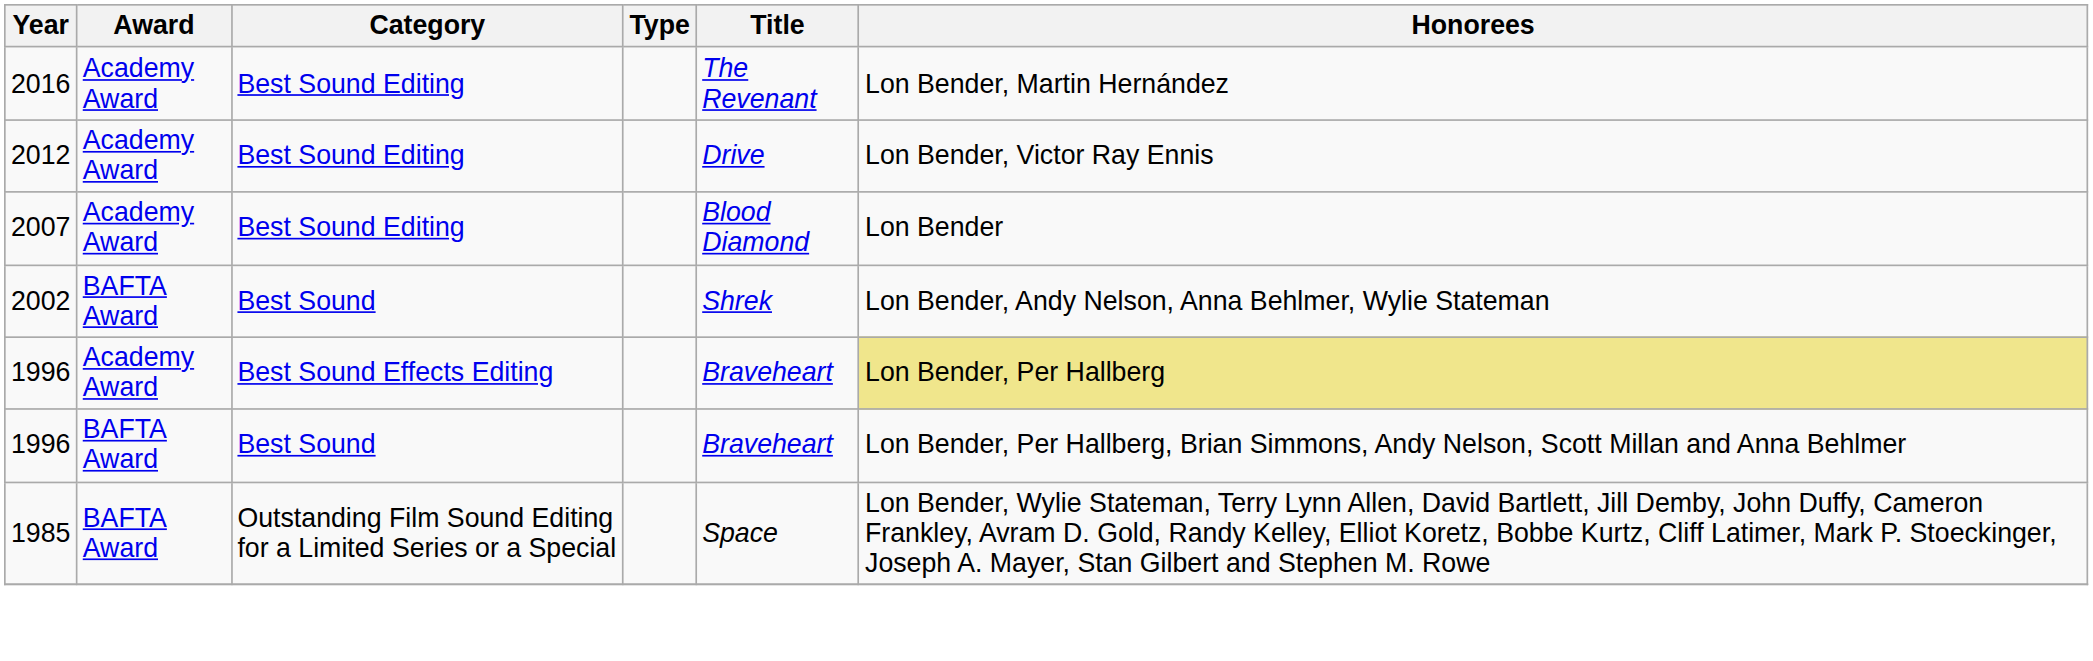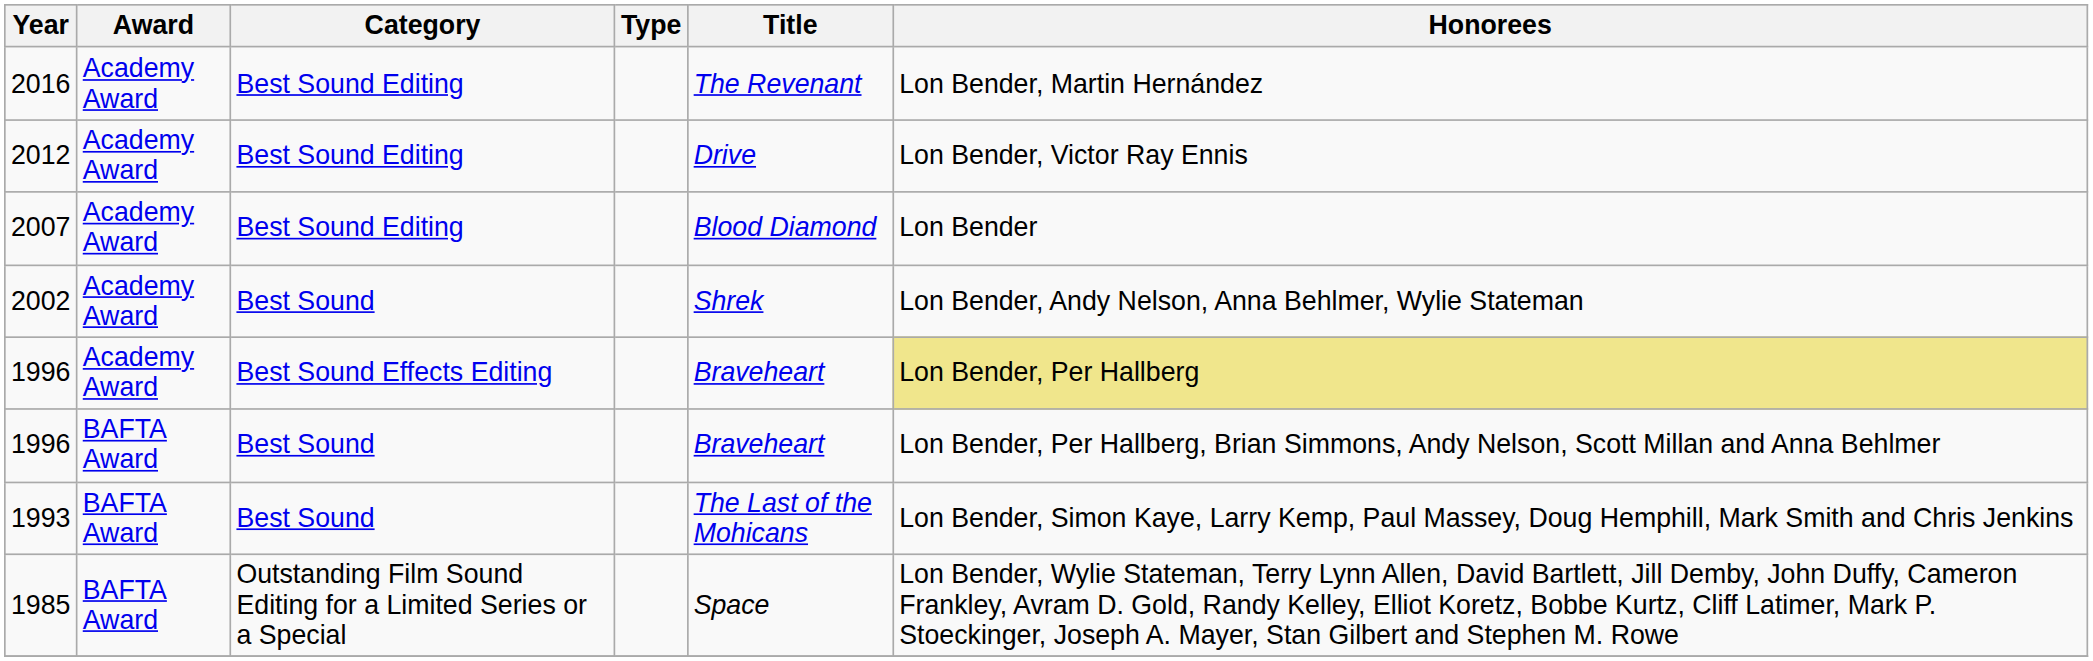(125, 300) BAFTA Award -> (138, 300) Academy Award
+ row: (41, 517)
